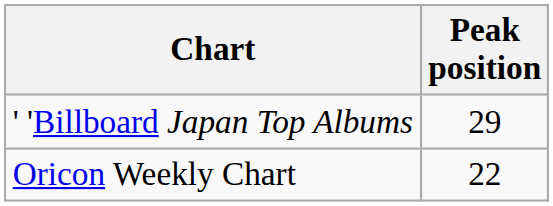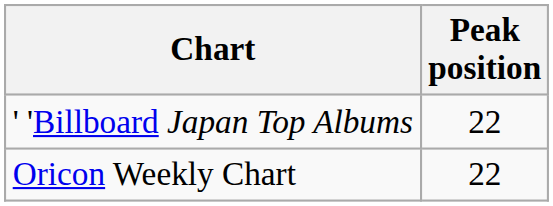(485, 121) 29 -> (485, 121) 22
